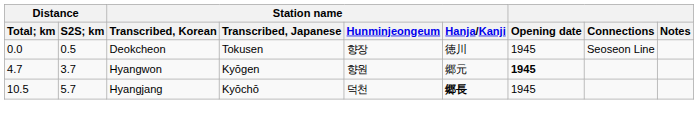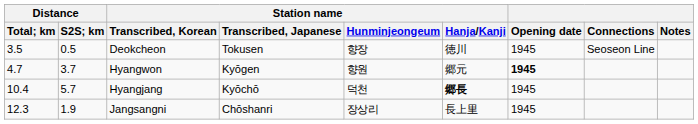(15, 50) 0.0 -> (15, 50) 3.5
(18, 89) 10.5 -> (18, 89) 10.4
+ row: (138, 109)
